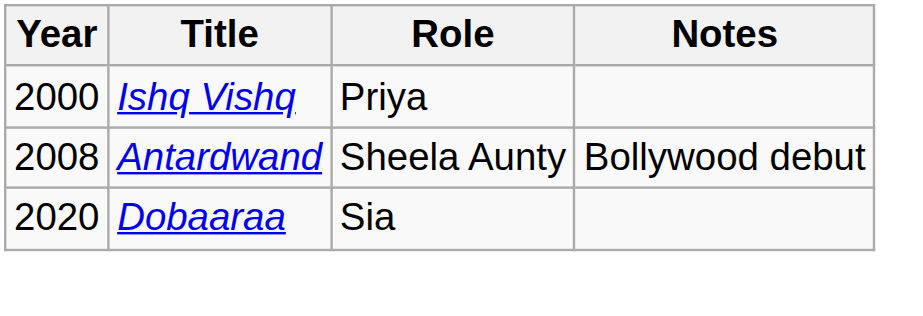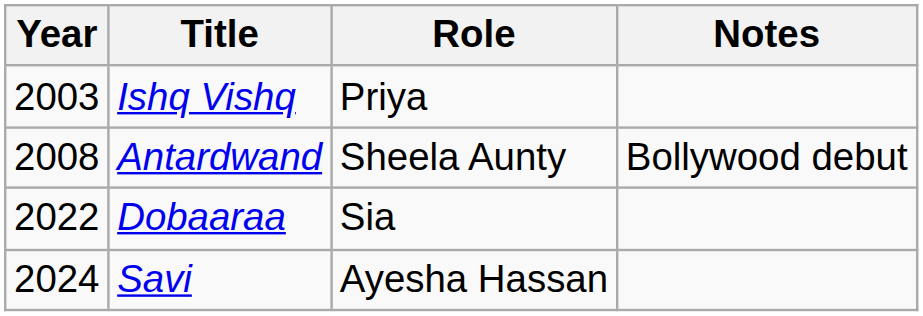(57, 95) 2000 -> (57, 95) 2003
(57, 217) 2020 -> (57, 217) 2022
+ row: (155, 278)
